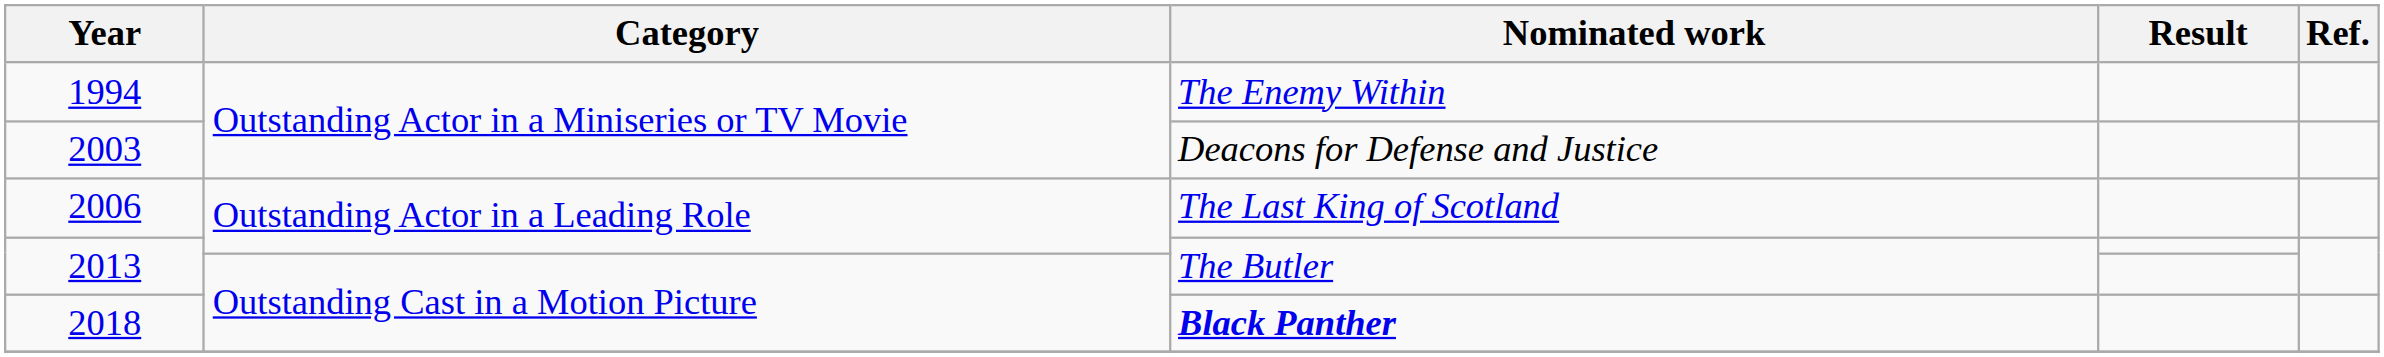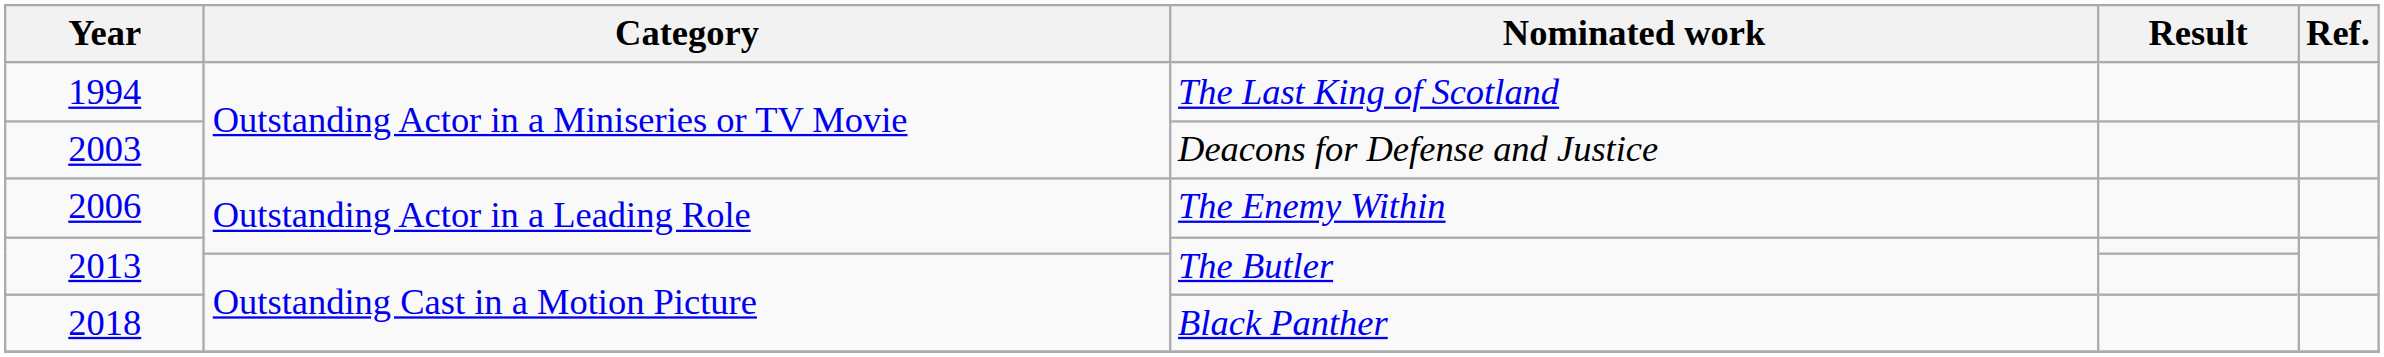(1312, 91) The Enemy Within -> (1369, 91) The Last King of Scotland
(1369, 206) The Last King of Scotland -> (1312, 206) The Enemy Within
(1287, 322) bold -> (1283, 322) normal
